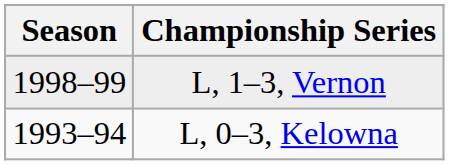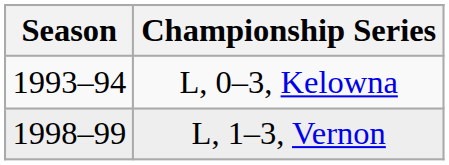rows swapped: (289, 133) <-> (289, 81)
